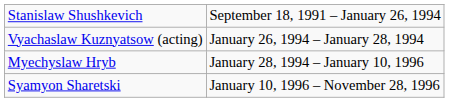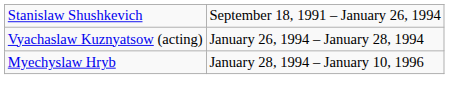- row: (64, 85)
